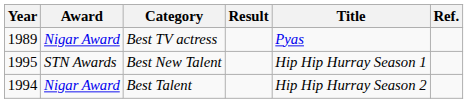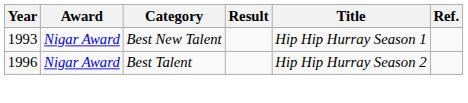- row: (172, 39)
(23, 62) 1995 -> (23, 39) 1993
(80, 62) STN Awards -> (82, 39) Nigar Award
(23, 86) 1994 -> (23, 62) 1996
